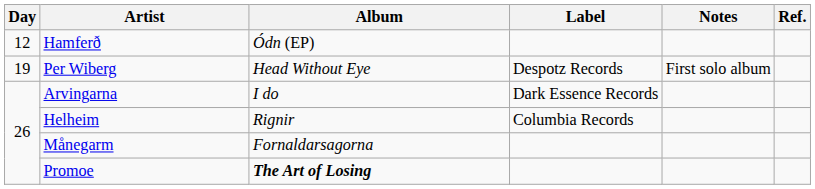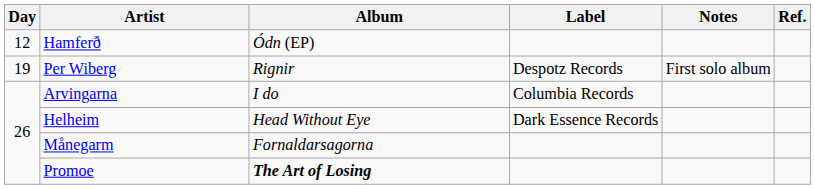(312, 68) Head Without Eye -> (274, 68) Rignir
(586, 94) Dark Essence Records -> (573, 94) Columbia Records
(274, 119) Rignir -> (312, 119) Head Without Eye
(573, 119) Columbia Records -> (586, 119) Dark Essence Records
